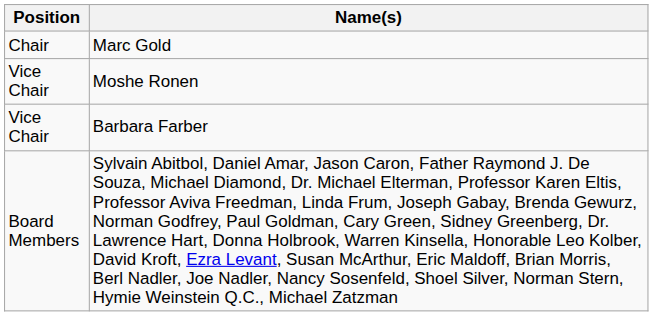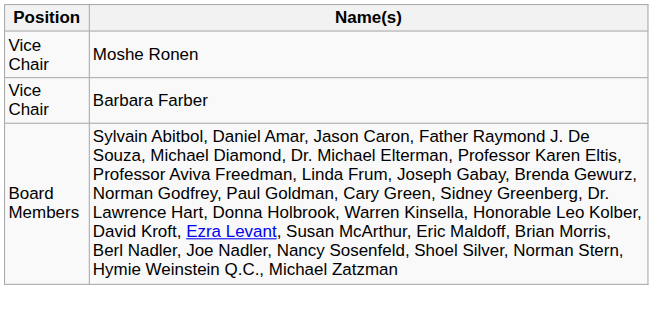- row: (132, 44)
